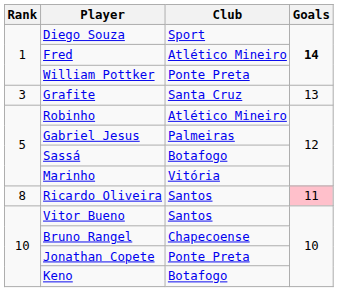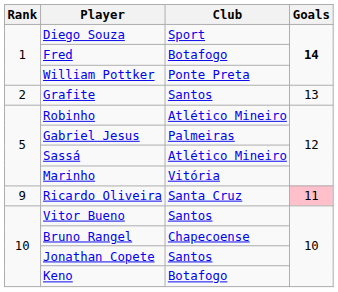(227, 55) Atlético Mineiro -> (198, 55) Botafogo
(22, 95) 3 -> (22, 95) 2
(205, 95) Santa Cruz -> (190, 95) Santos
(198, 155) Botafogo -> (227, 155) Atlético Mineiro
(22, 196) 8 -> (22, 196) 9
(190, 196) Santos -> (205, 196) Santa Cruz
(209, 256) Ponte Preta -> (190, 256) Santos
